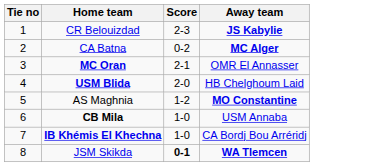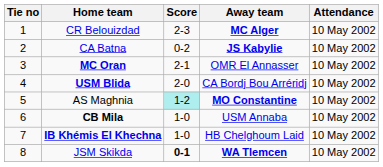+ column: (344, 13)
(254, 30) JS Kabylie -> (254, 30) MC Alger
(254, 48) MC Alger -> (254, 48) JS Kabylie
(254, 83) HB Chelghoum Laid -> (254, 83) CA Bordj Bou Arréridj
(182, 100) no background -> (182, 100) paleturquoise background
(254, 135) CA Bordj Bou Arréridj -> (254, 135) HB Chelghoum Laid
